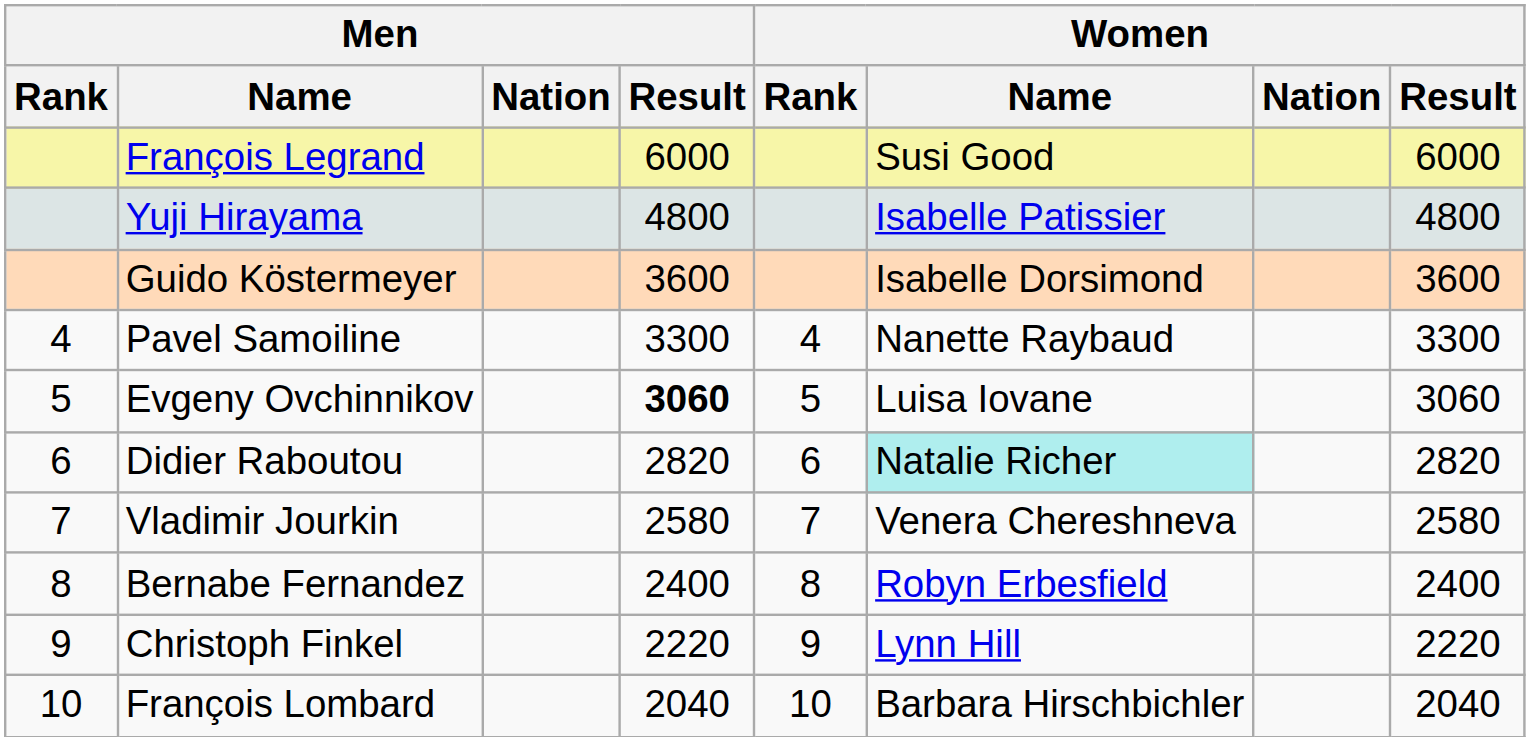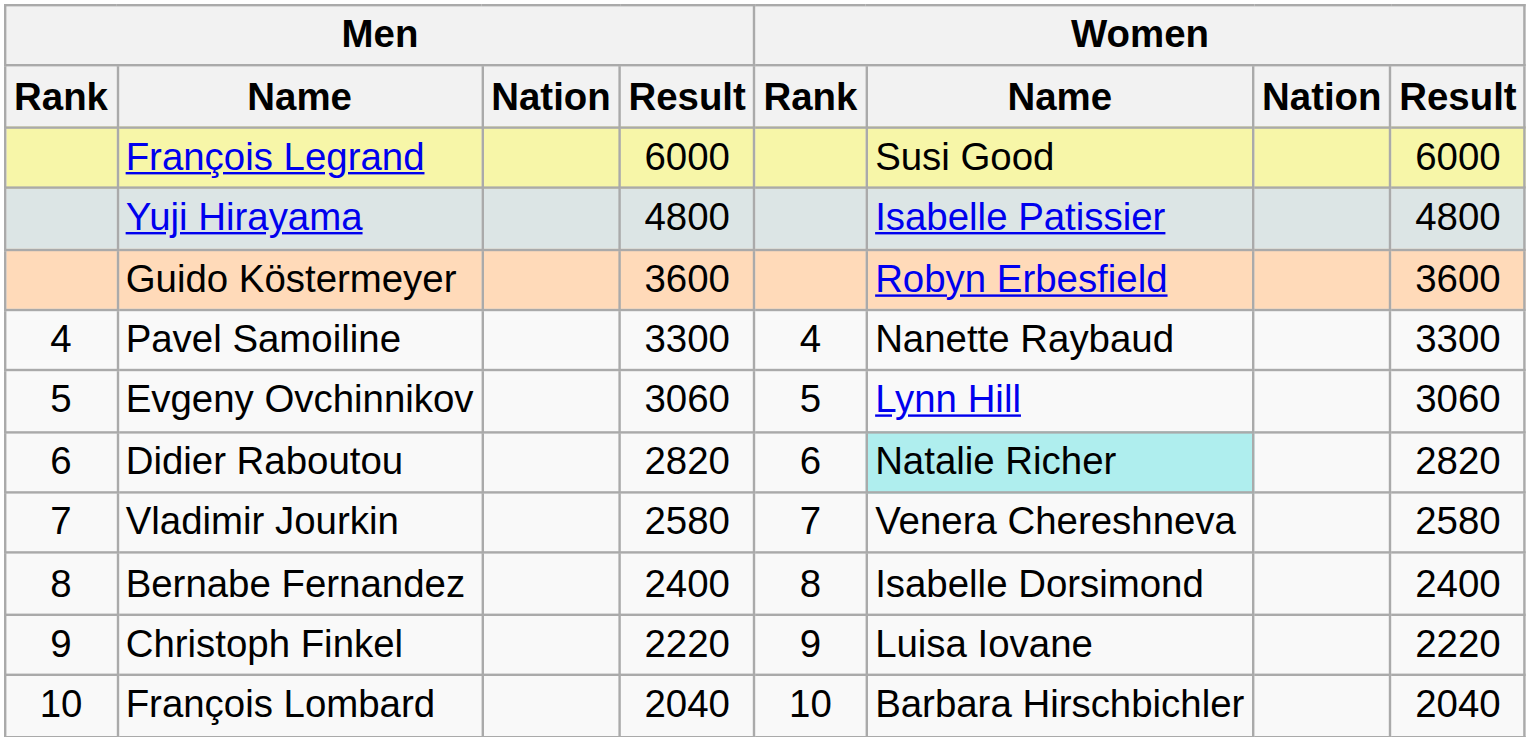(1039, 278) Isabelle Dorsimond -> (1021, 278) Robyn Erbesfield
(687, 400) bold -> (687, 400) normal
(984, 400) Luisa Iovane -> (948, 400) Lynn Hill
(1021, 583) Robyn Erbesfield -> (1039, 583) Isabelle Dorsimond
(948, 643) Lynn Hill -> (984, 643) Luisa Iovane
